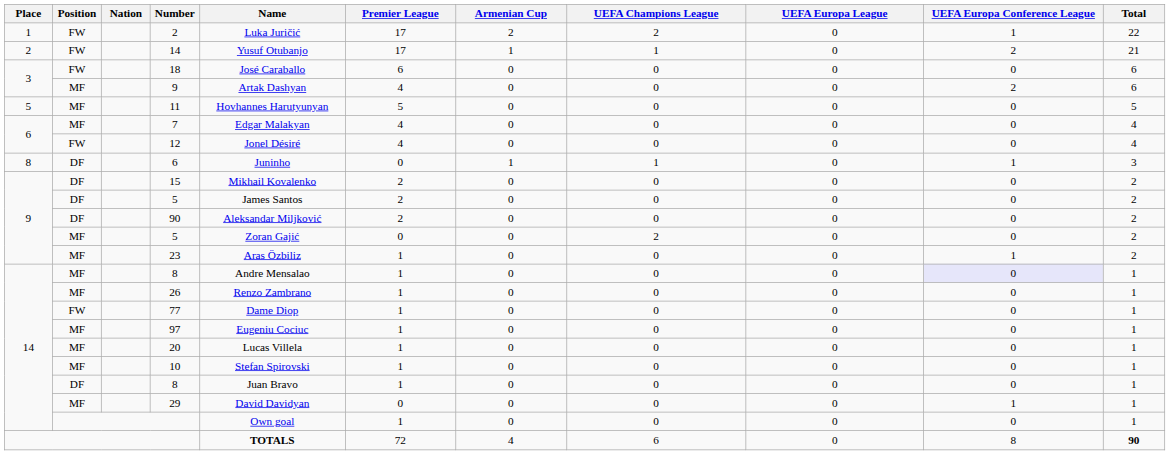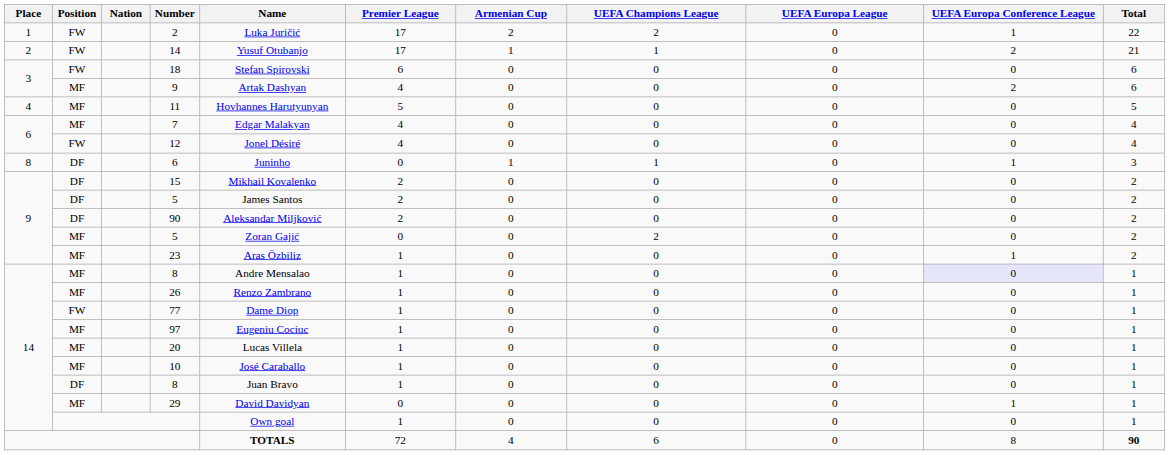(272, 69) José Caraballo -> (272, 69) Stefan Spirovski
(28, 106) 5 -> (28, 106) 4
(272, 366) Stefan Spirovski -> (272, 366) José Caraballo
